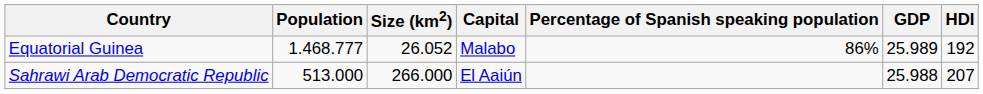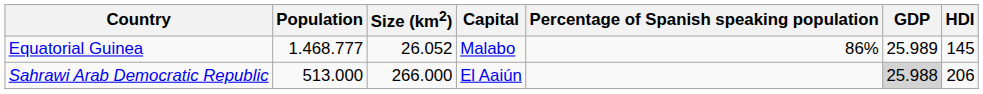(960, 49) 192 -> (960, 49) 145
(912, 75) no background -> (912, 75) lightgrey background
(960, 75) 207 -> (960, 75) 206
